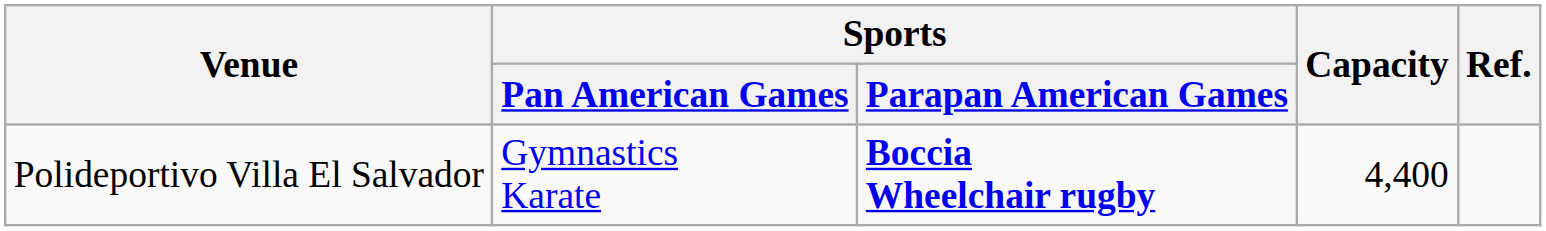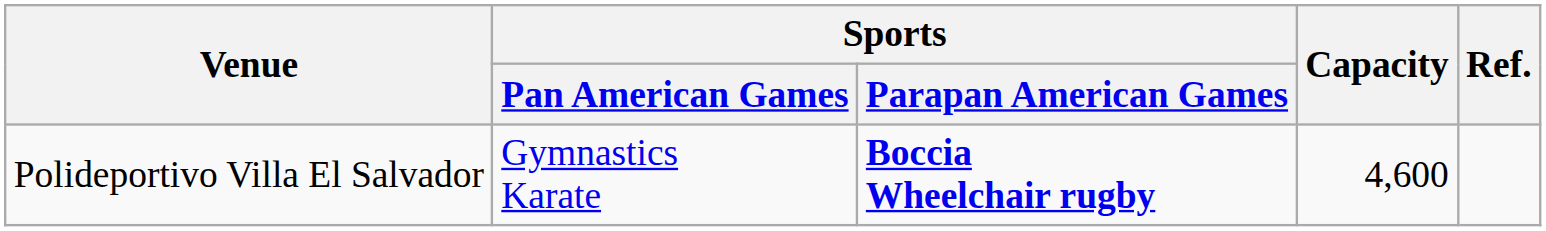(1407, 174) 4,400 -> (1407, 174) 4,600
